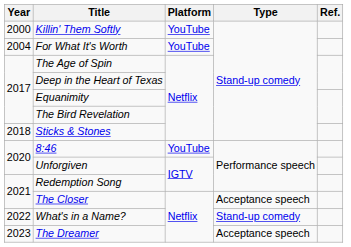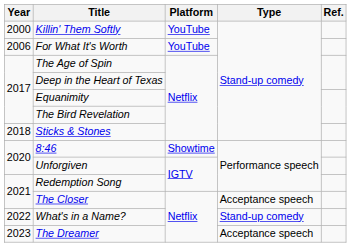(19, 47) 2004 -> (19, 47) 2006
(189, 149) YouTube -> (191, 149) Showtime
